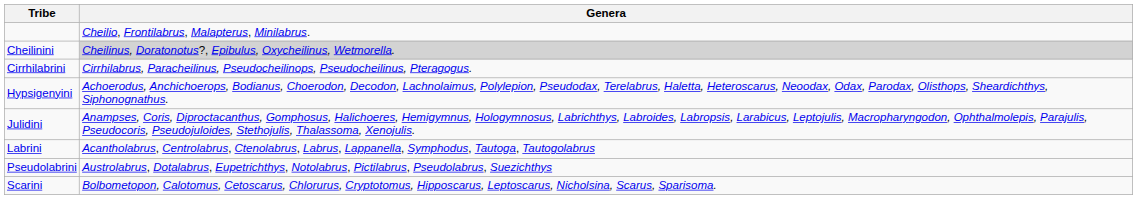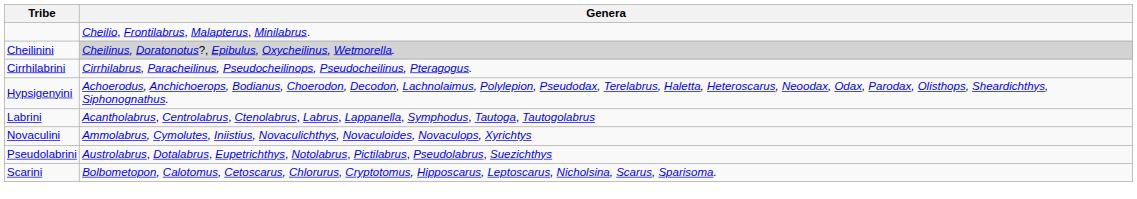- row: (25, 124)
+ row: (34, 136)
